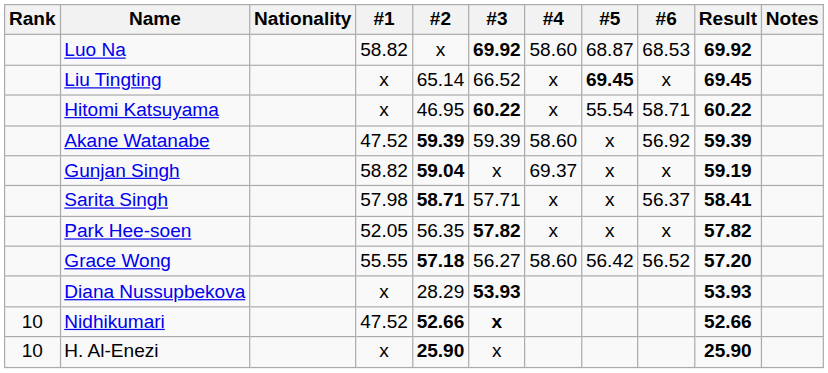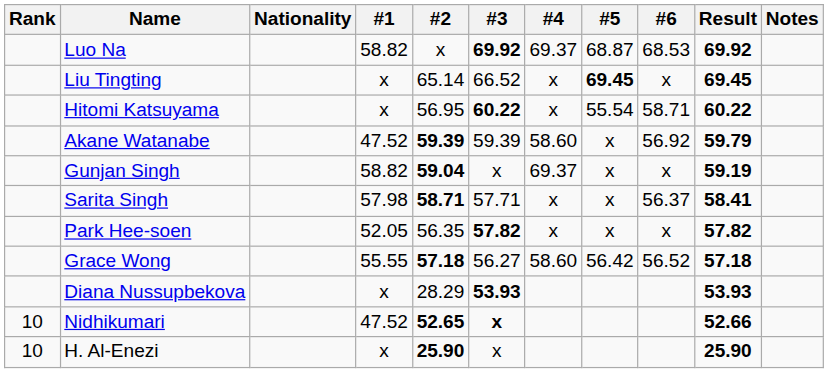(553, 49) 58.60 -> (553, 49) 69.37
(440, 110) 46.95 -> (440, 110) 56.95
(728, 140) 59.39 -> (728, 140) 59.79
(728, 261) 57.20 -> (728, 261) 57.18
(440, 321) 52.66 -> (440, 321) 52.65
